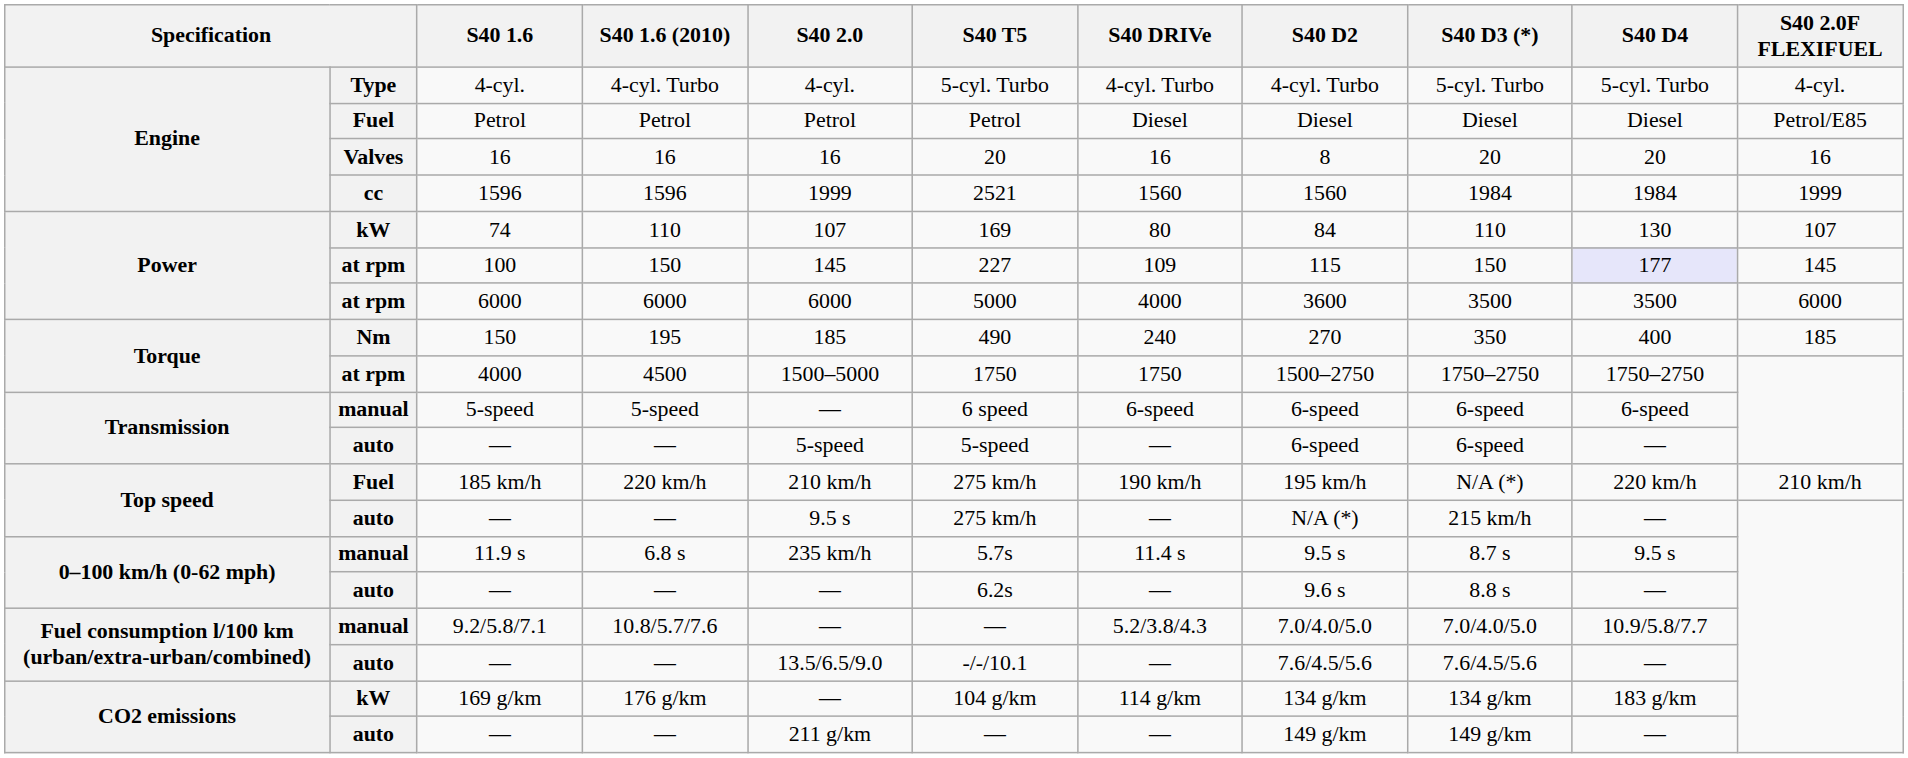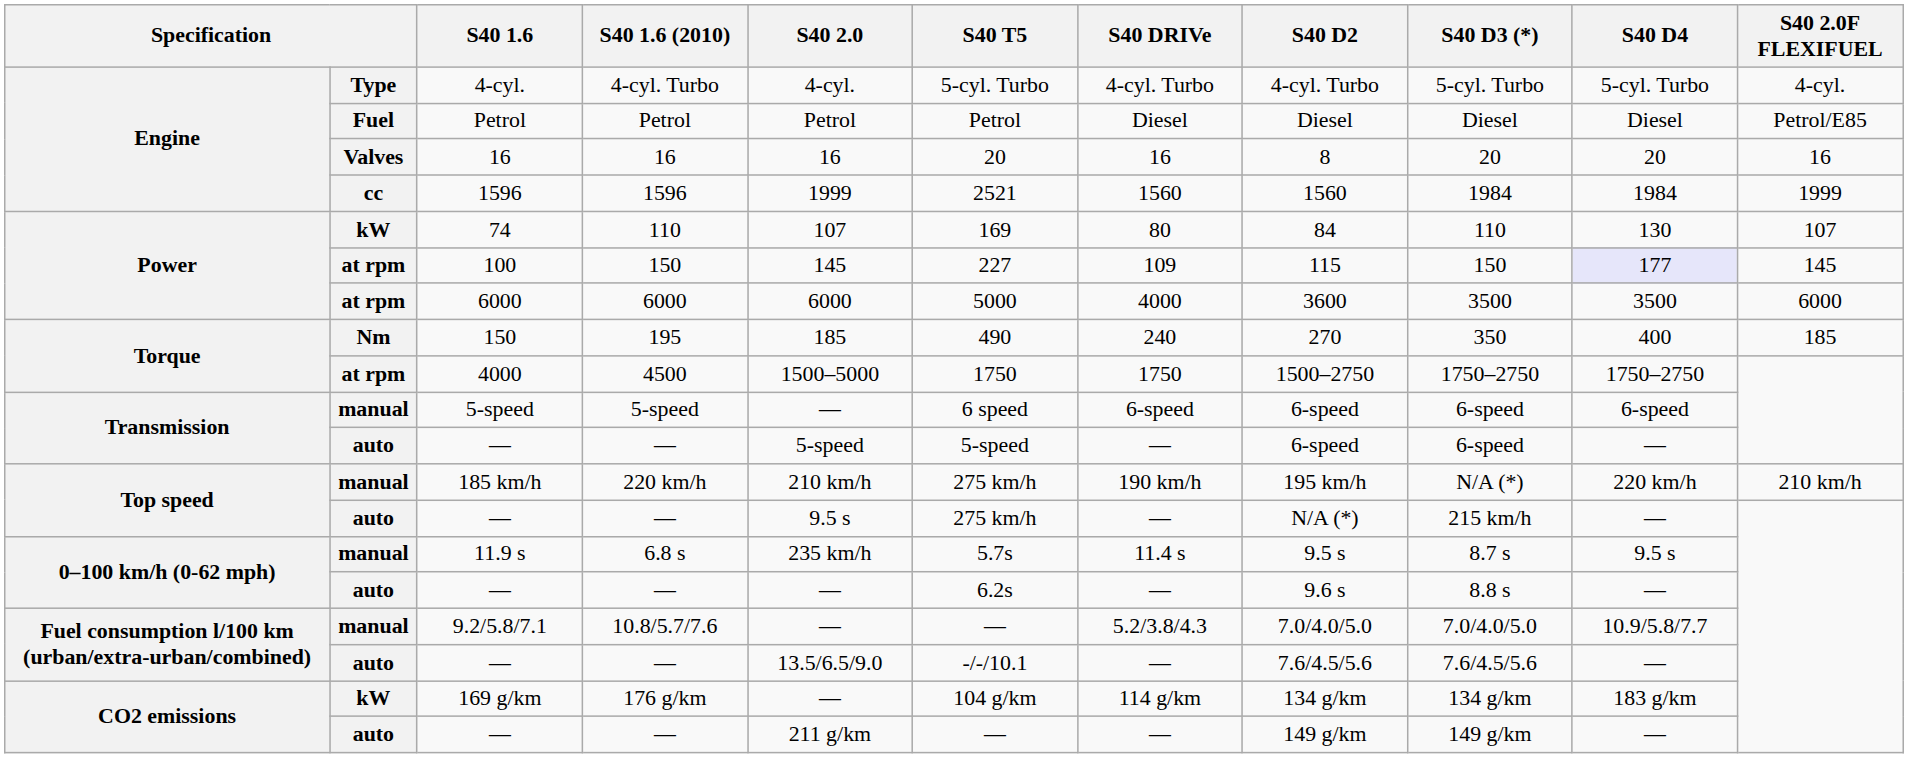(373, 481) Fuel -> (373, 481) manual
